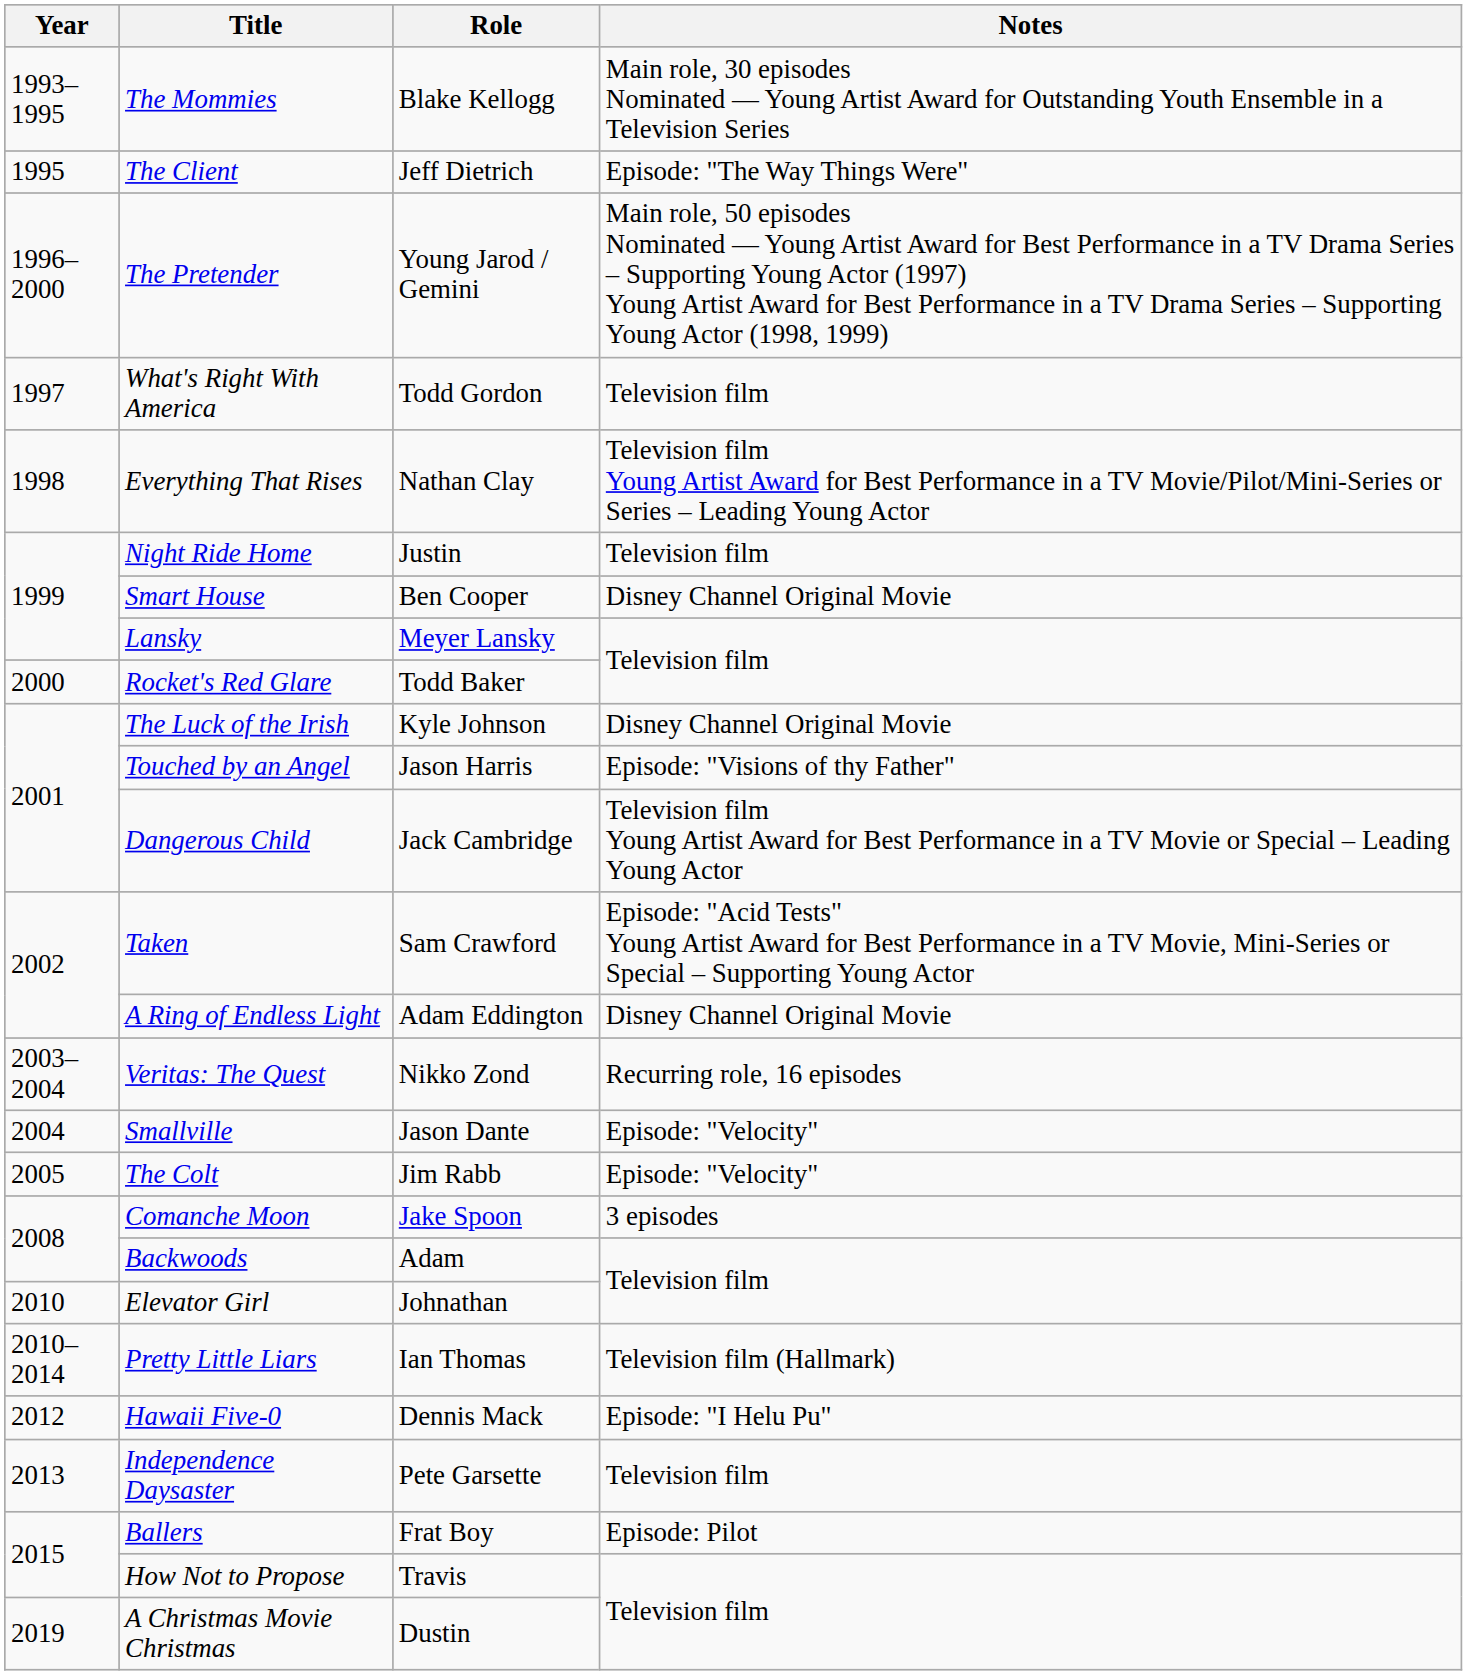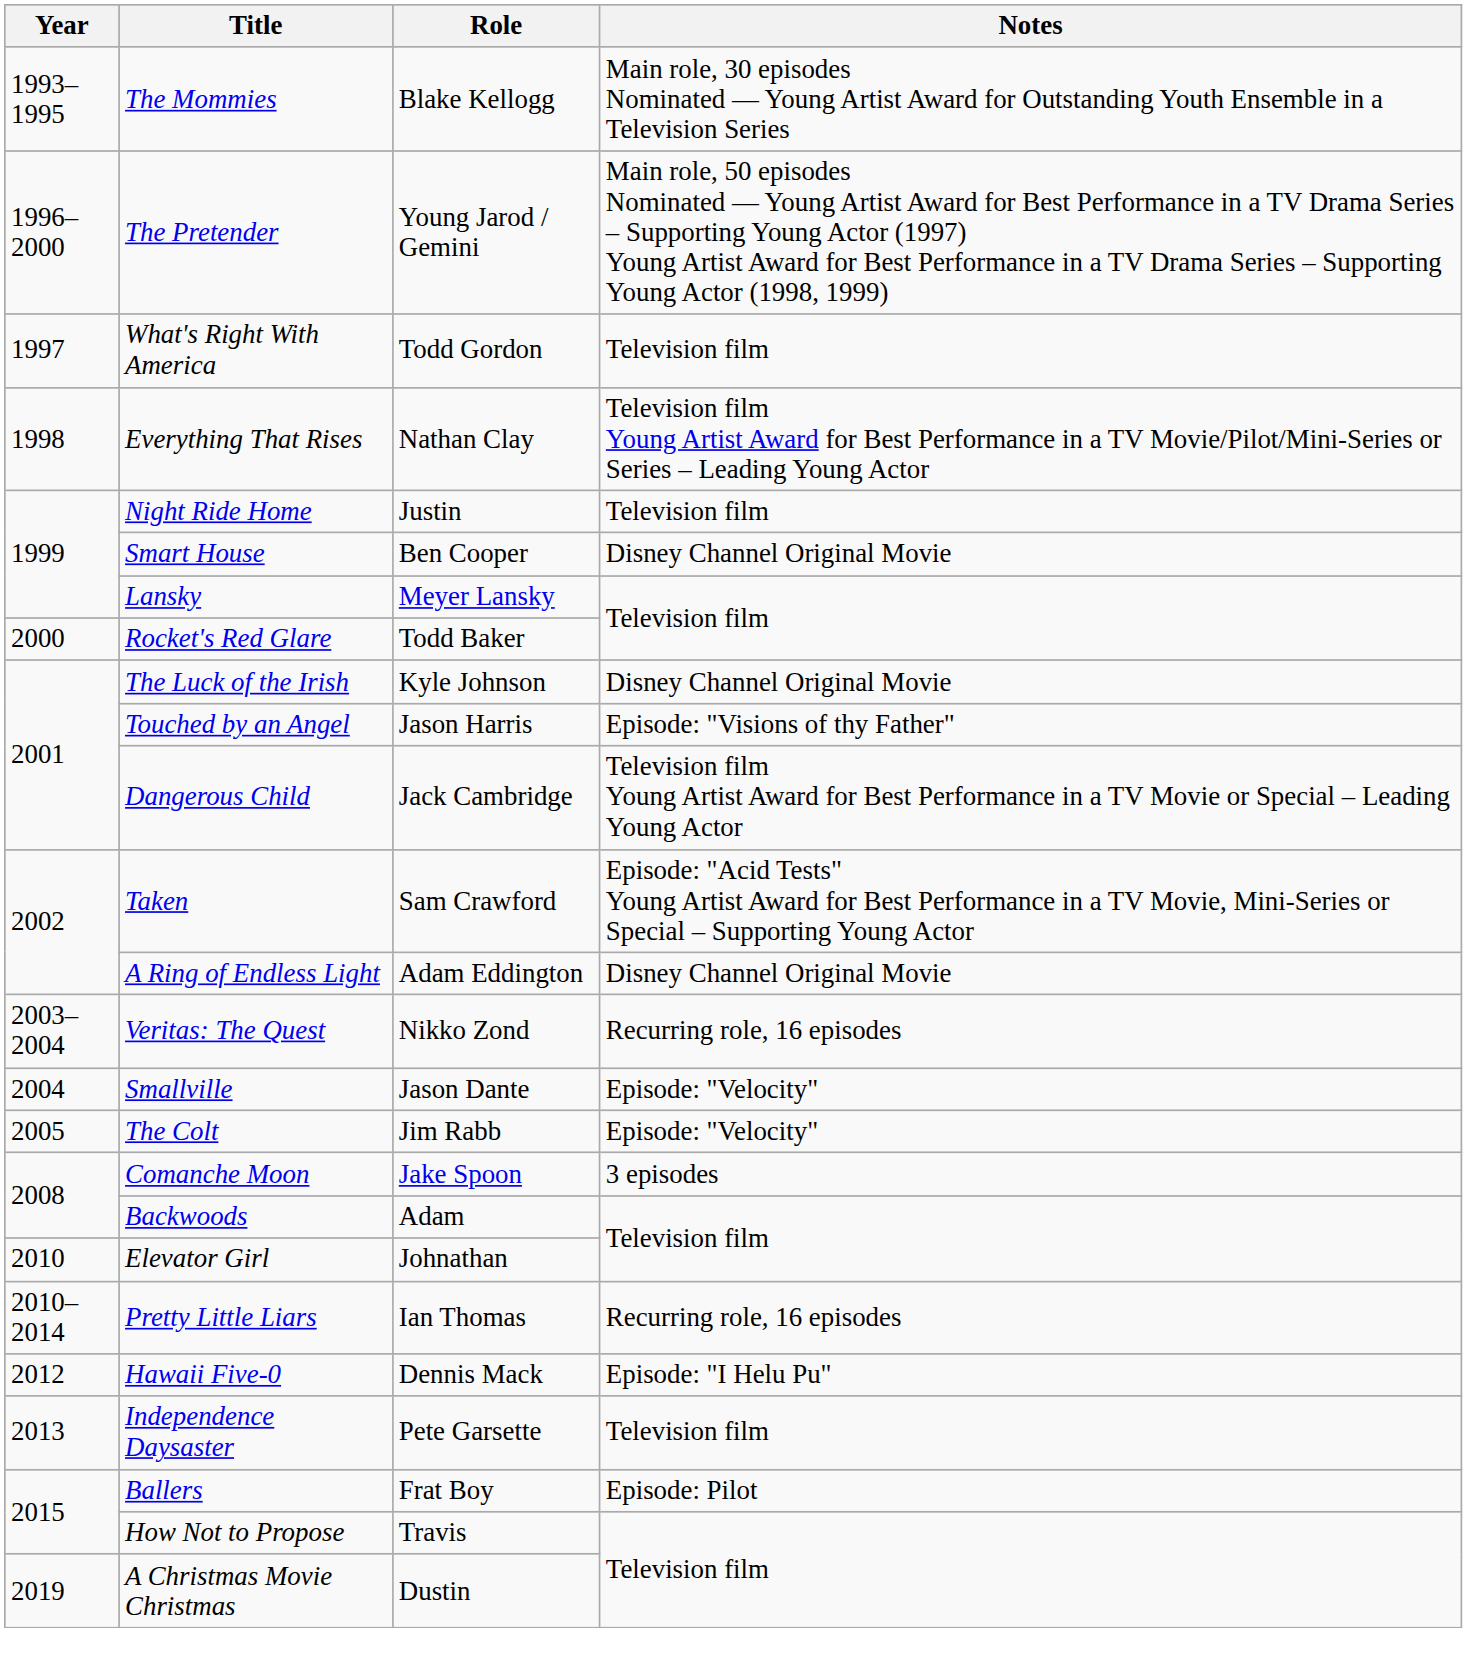- row: (181, 171)
(750, 1359) Television film (Hallmark) -> (754, 1316) Recurring role, 16 episodes
